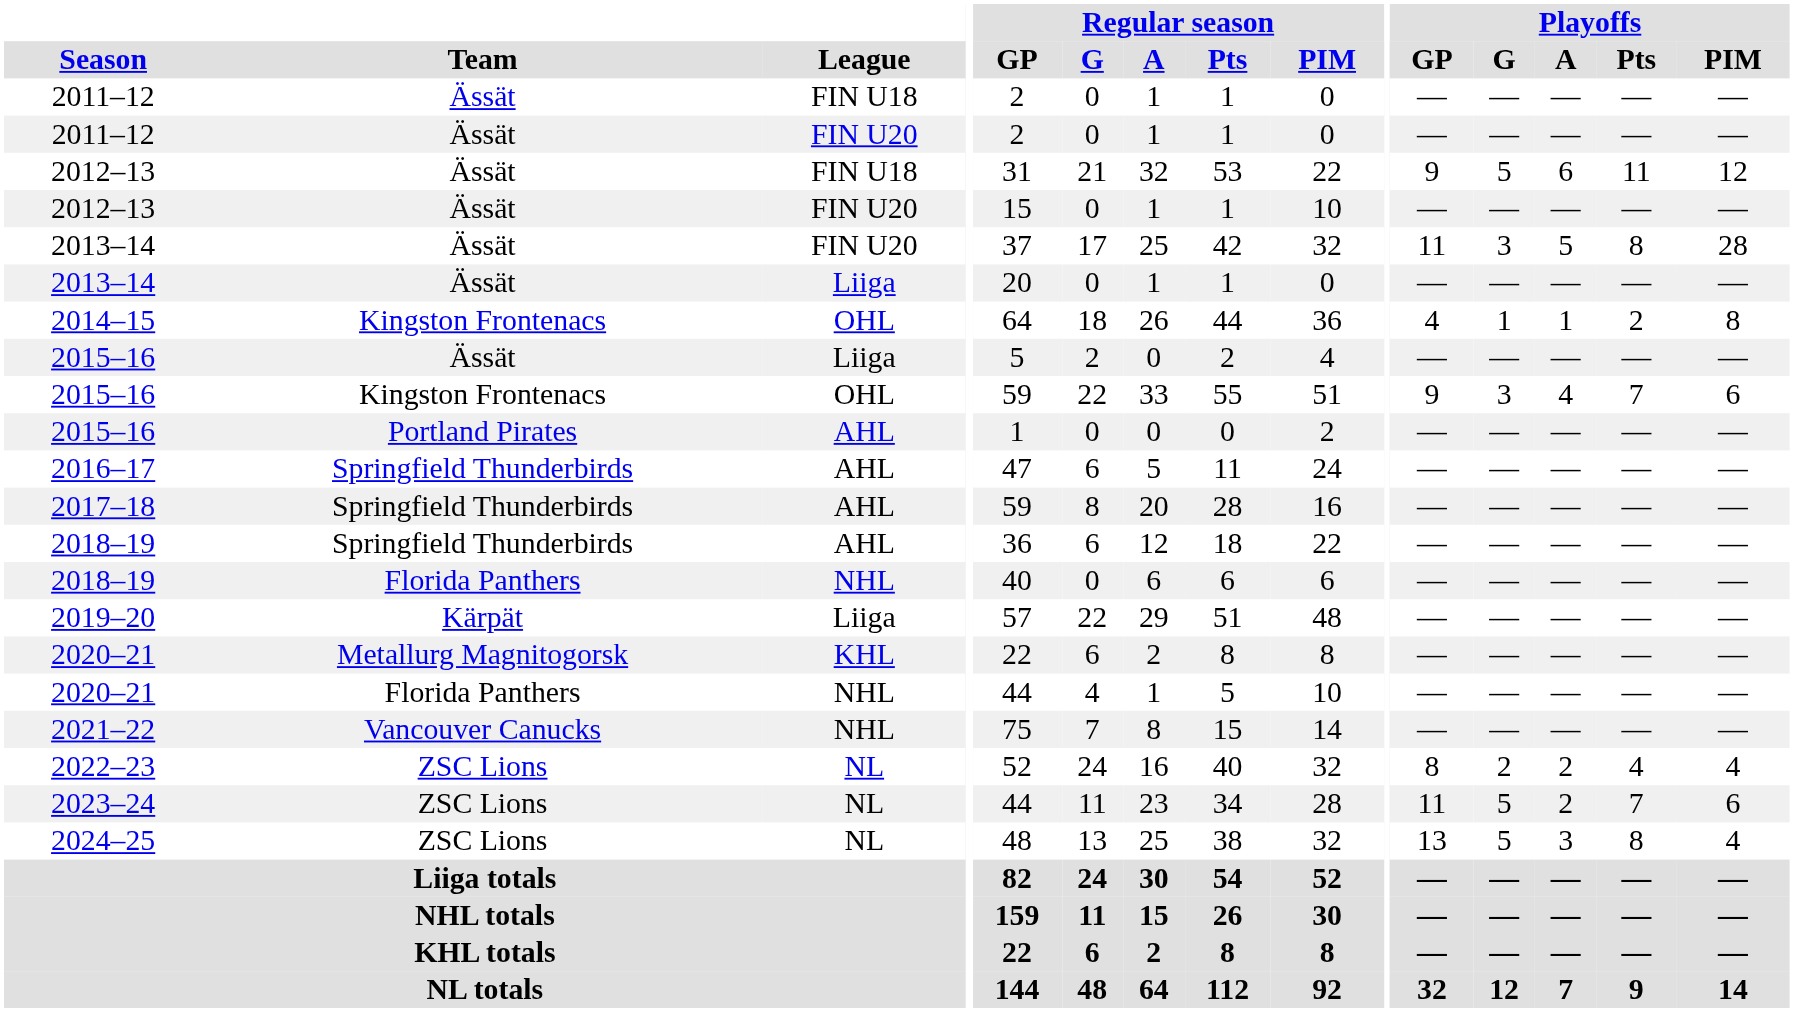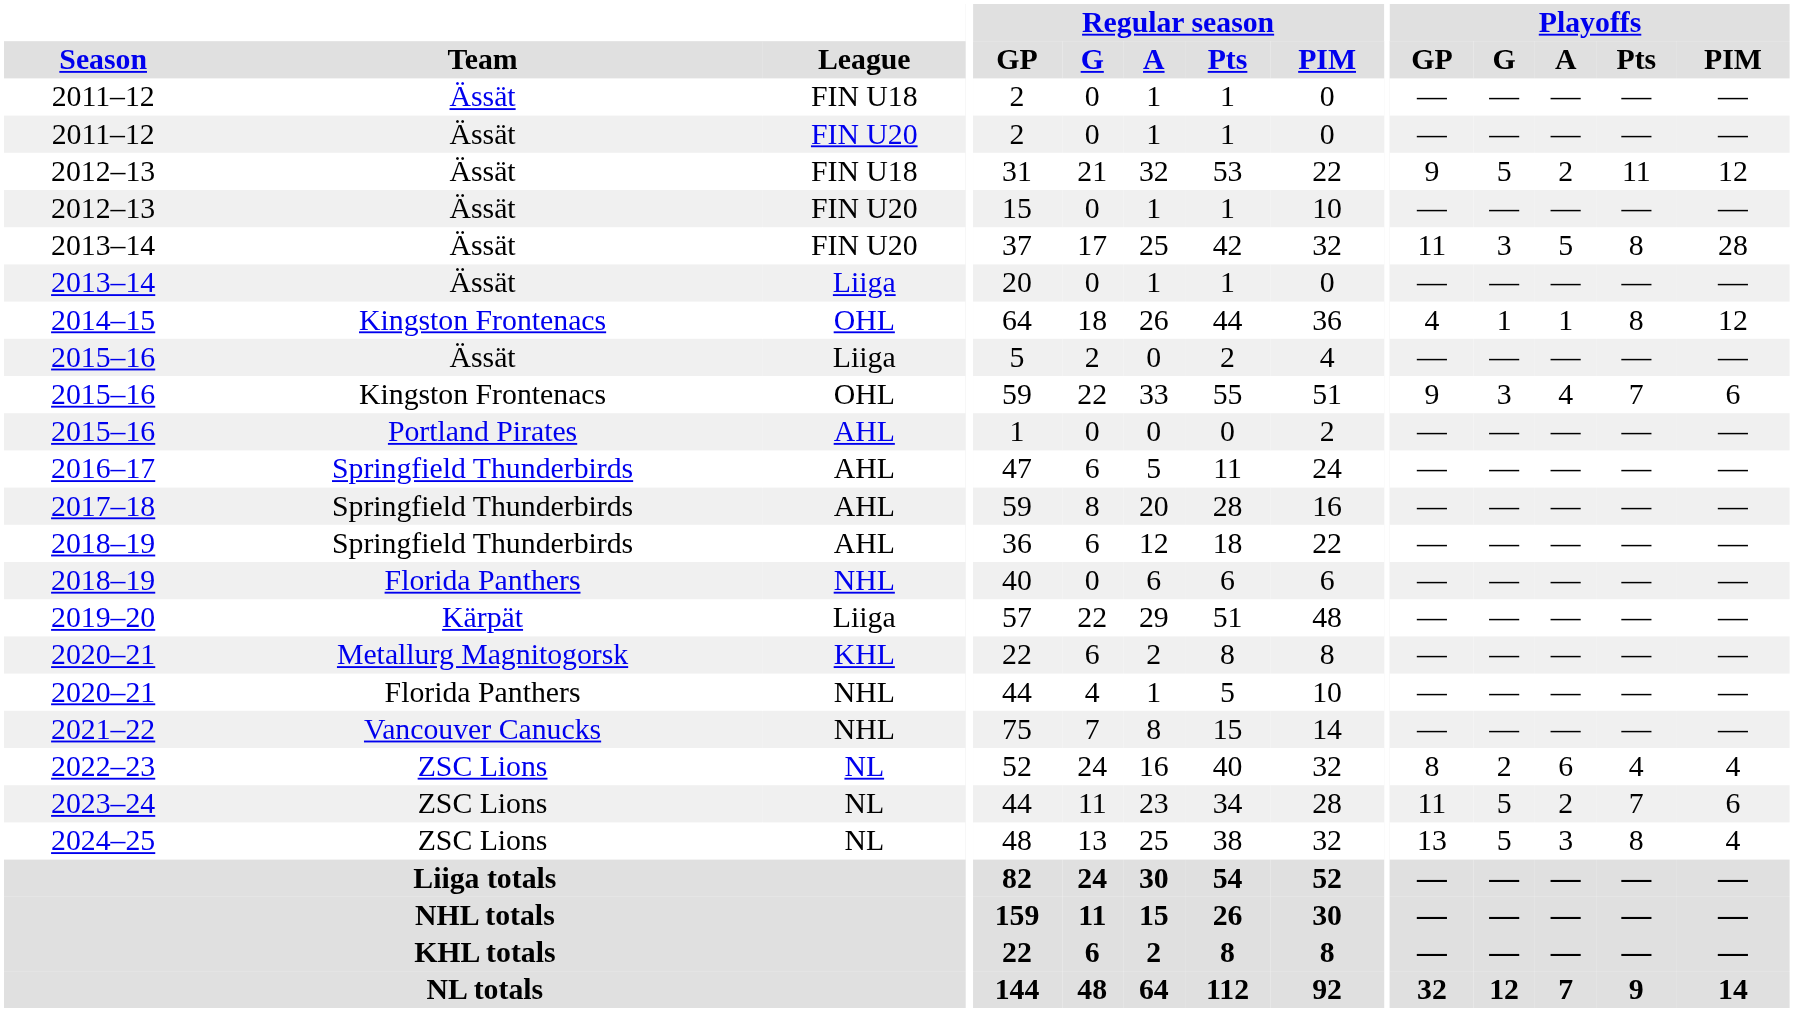(1566, 170) 6 -> (1566, 170) 2
(1636, 319) 2 -> (1636, 319) 8
(1733, 319) 8 -> (1733, 319) 12
(1566, 766) 2 -> (1566, 766) 6
